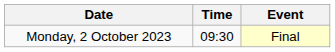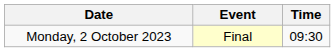columns swapped: (217, 15) <-> (285, 15)
